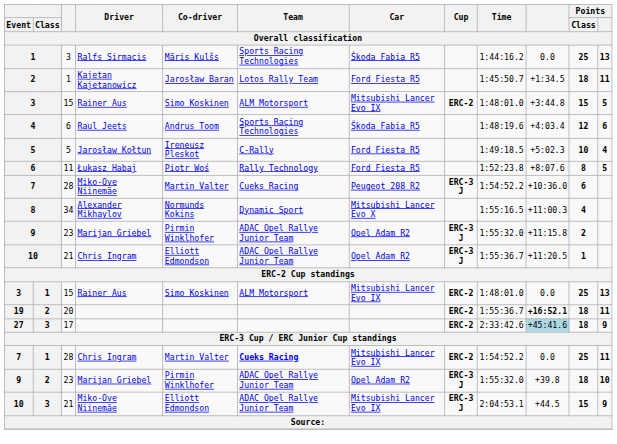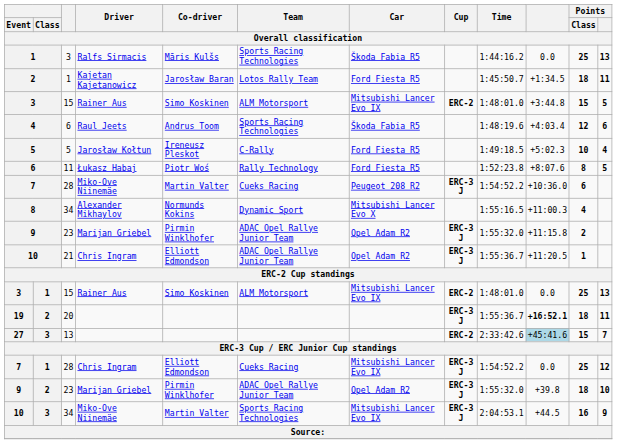(461, 312) ERC-2 -> (461, 317) ERC-3 J
(69, 325) 17 -> (69, 335) 13
(583, 325) 18 -> (583, 335) 15
(605, 325) 9 -> (605, 335) 7
(197, 357) Martin Valter -> (187, 367) Elliott Edmondson
(269, 357) bold -> (269, 367) normal
(461, 357) ERC-2 -> (461, 367) ERC-3 J
(605, 357) 11 -> (605, 367) 12
(69, 404) 21 -> (69, 414) 34
(187, 404) Elliott Edmondson -> (197, 414) Martin Valter
(279, 404) ADAC Opel Rallye Junior Team -> (271, 414) Sports Racing Technologies
(583, 404) 15 -> (583, 414) 16
